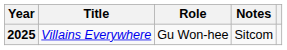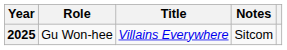columns swapped: (96, 14) <-> (193, 14)
